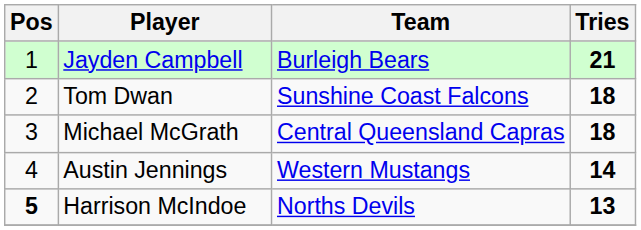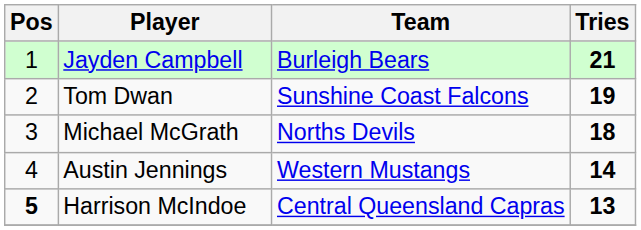(602, 96) 18 -> (602, 96) 19
(421, 133) Central Queensland Capras -> (346, 133) Norths Devils
(346, 206) Norths Devils -> (421, 206) Central Queensland Capras
